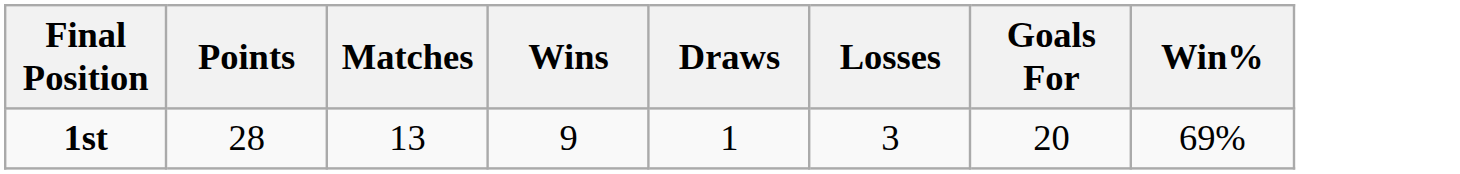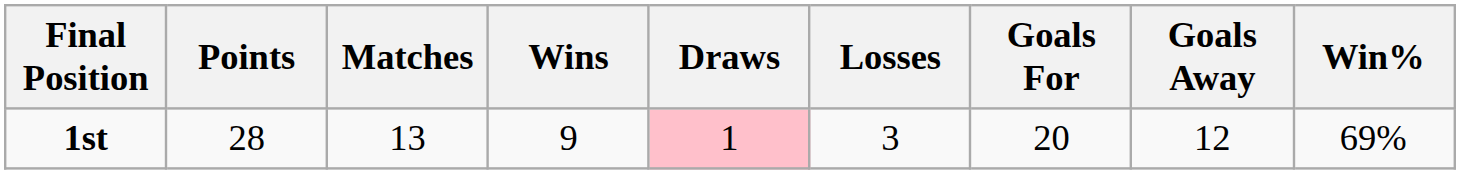+ column: (1212, 56)
(729, 138) no background -> (729, 138) pink background
